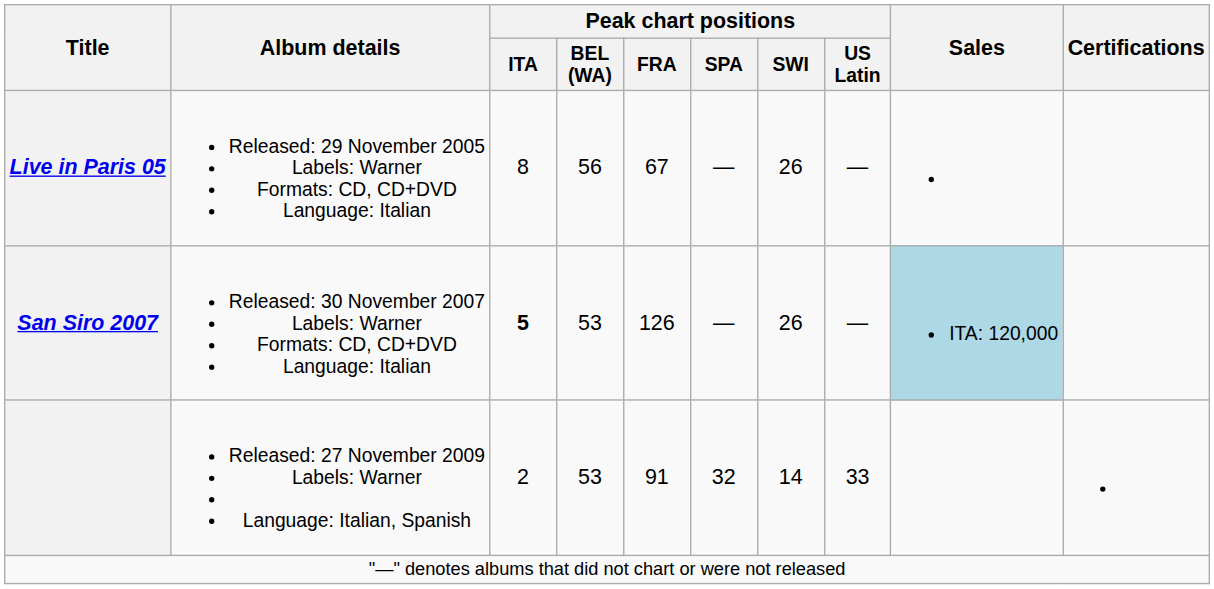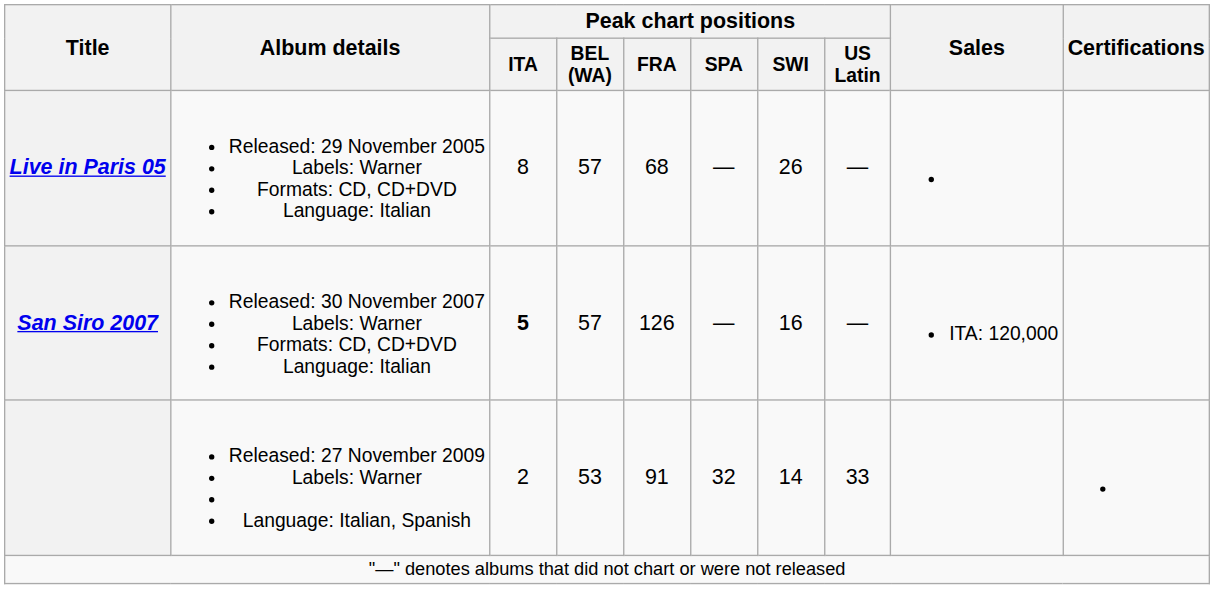(590, 167) 56 -> (590, 167) 57
(657, 167) 67 -> (657, 167) 68
(590, 322) 53 -> (590, 322) 57
(791, 322) 26 -> (791, 322) 16
(977, 334) lightblue background -> (977, 334) no background
